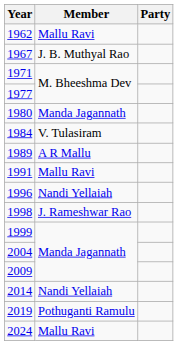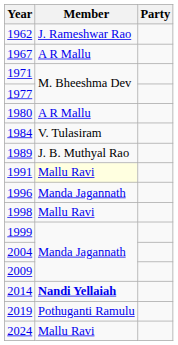(66, 34) Mallu Ravi -> (85, 34) J. Rameshwar Rao
(84, 53) J. B. Muthyal Rao -> (64, 53) A R Mallu
(82, 113) Manda Jagannath -> (64, 113) A R Mallu
(64, 152) A R Mallu -> (84, 152) J. B. Muthyal Rao
(66, 172) no background -> (66, 172) lightyellow background
(75, 192) Nandi Yellaiah -> (82, 192) Manda Jagannath
(85, 212) J. Rameshwar Rao -> (66, 212) Mallu Ravi
(75, 291) normal -> (77, 291) bold
